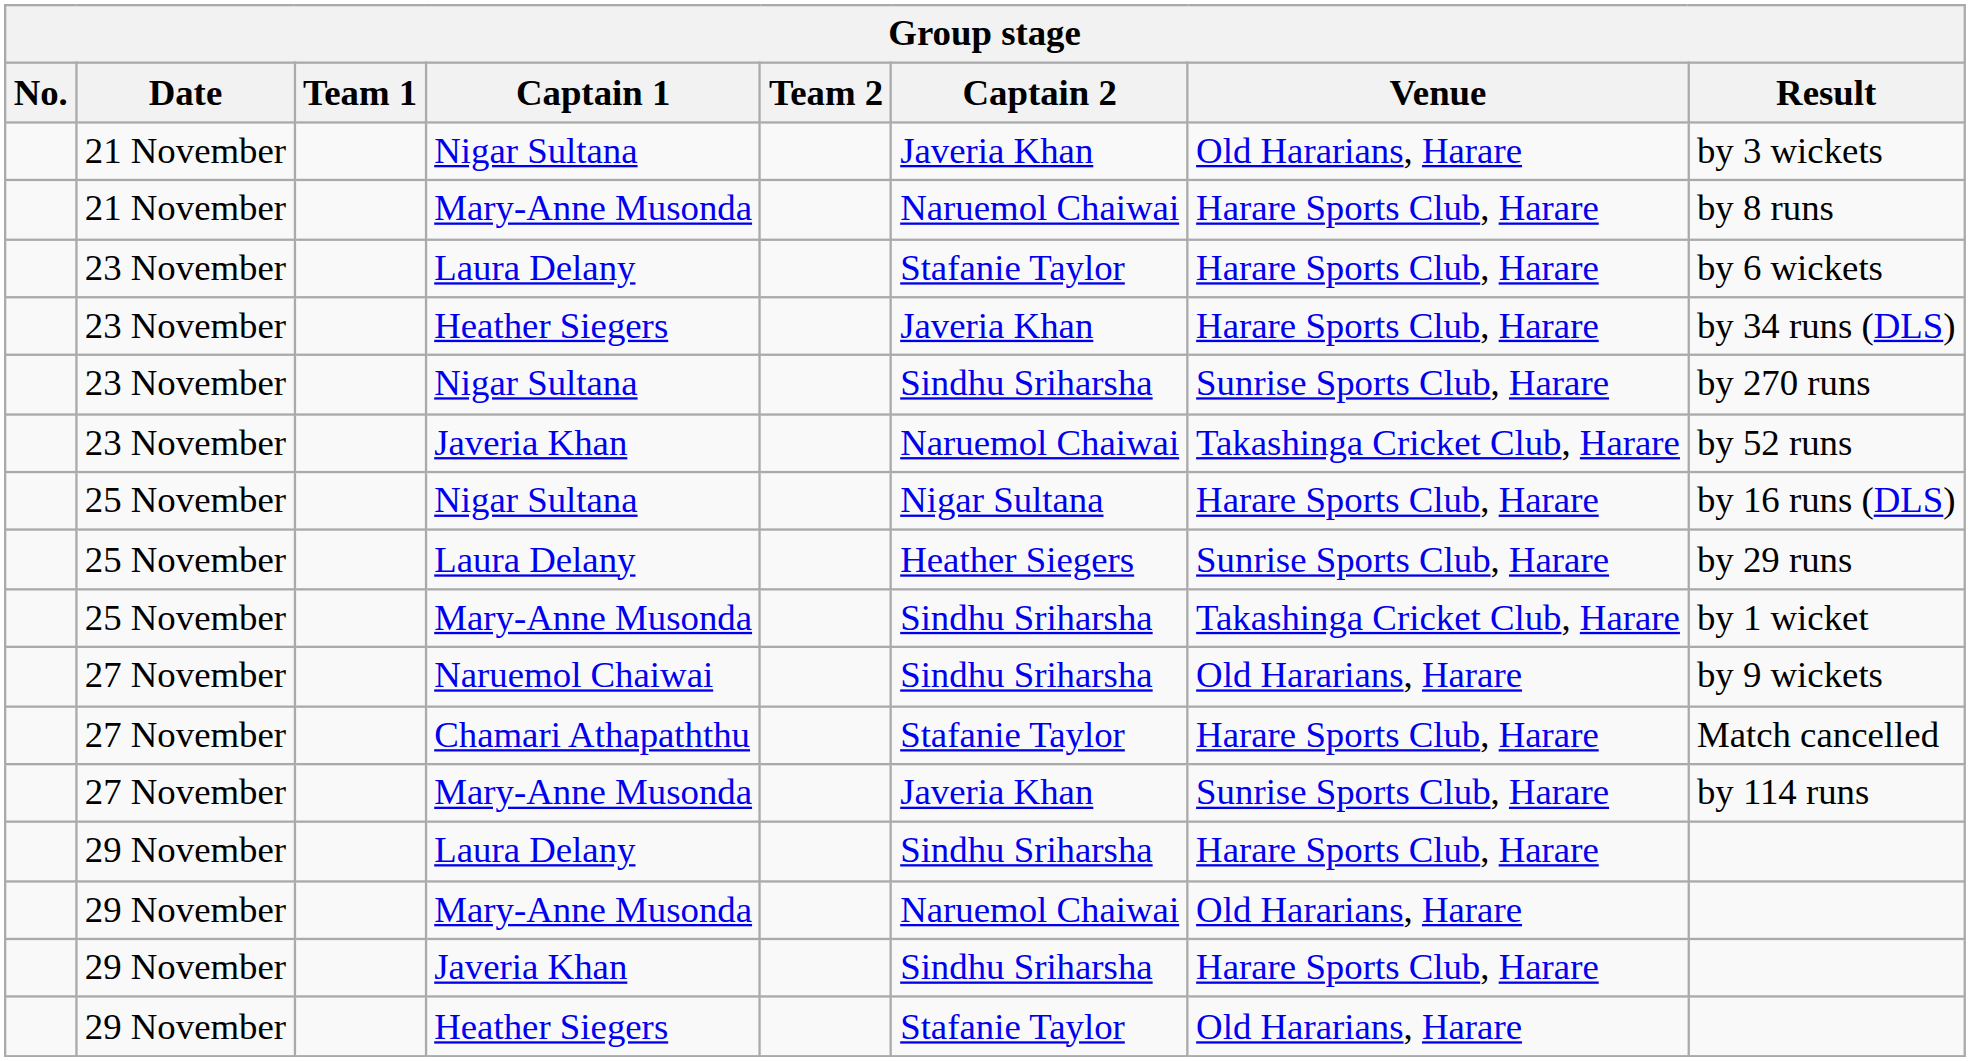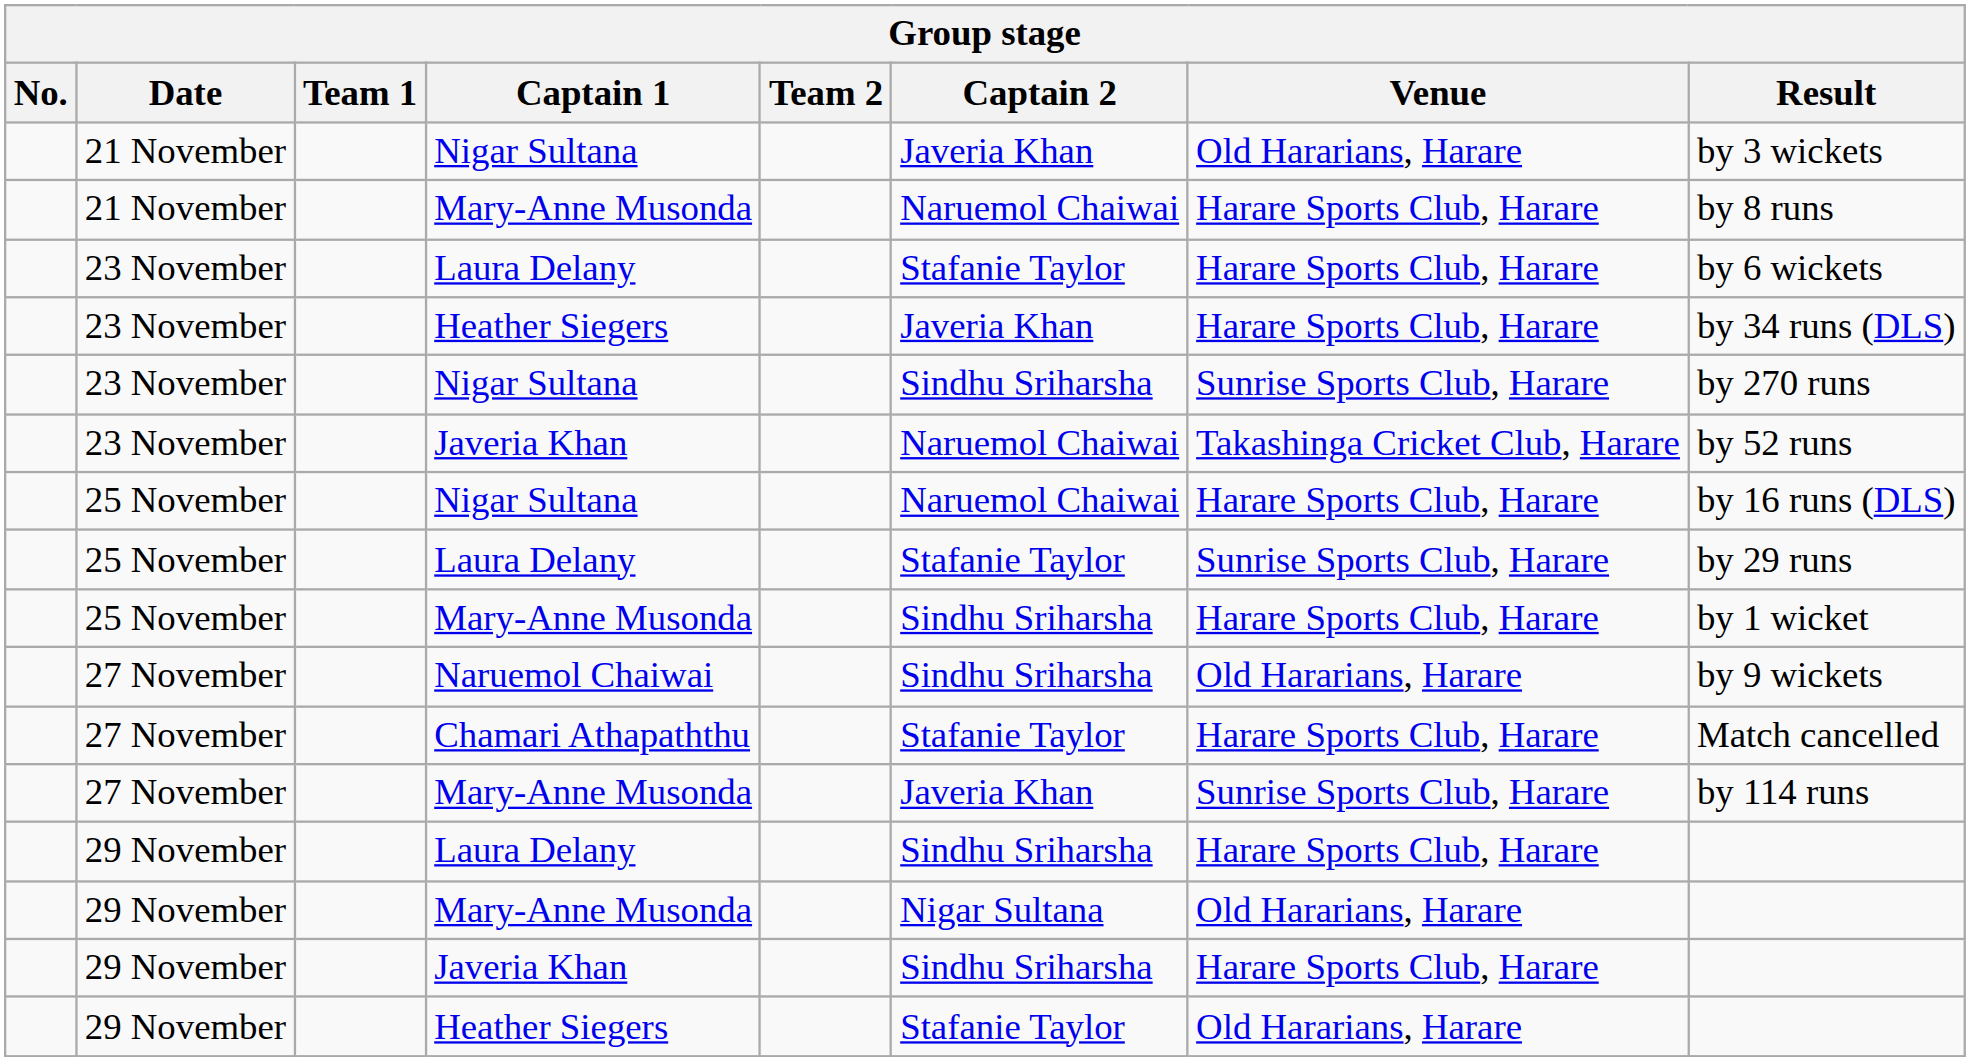(1002, 500) Nigar Sultana -> (1040, 500) Naruemol Chaiwai
(1017, 558) Heather Siegers -> (1012, 558) Stafanie Taylor
(1438, 617) Takashinga Cricket Club, Harare -> (1397, 617) Harare Sports Club, Harare
(1040, 909) Naruemol Chaiwai -> (1002, 909) Nigar Sultana
